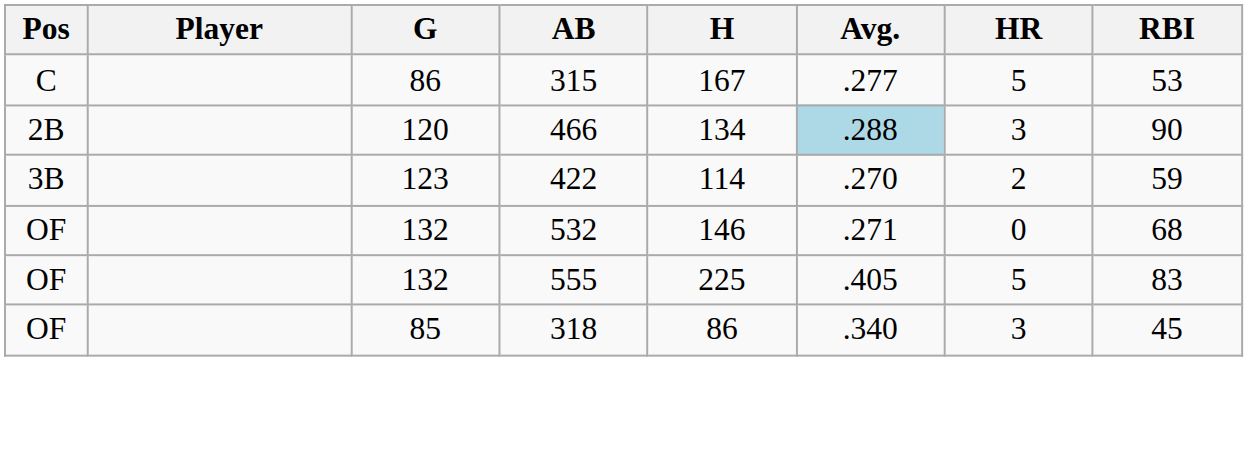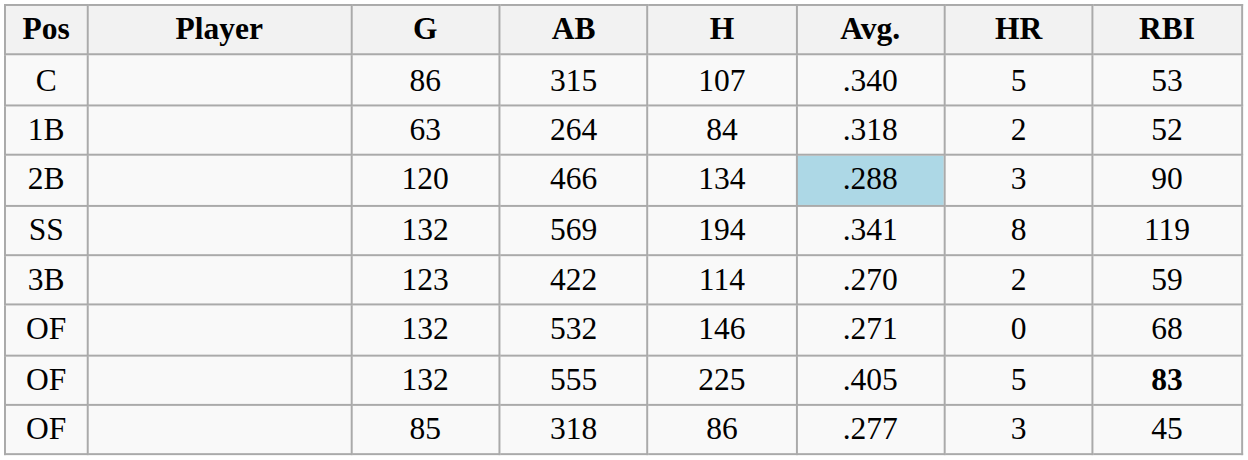(722, 79) 167 -> (722, 79) 107
(870, 79) .277 -> (870, 79) .340
+ row: (574, 129)
+ row: (574, 229)
(1167, 279) normal -> (1167, 379) bold
(870, 329) .340 -> (870, 429) .277
